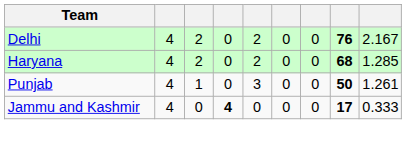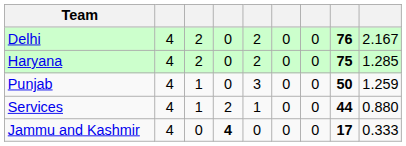(344, 61) 68 -> (344, 61) 75
(380, 84) 1.261 -> (380, 84) 1.259
+ row: (35, 107)
